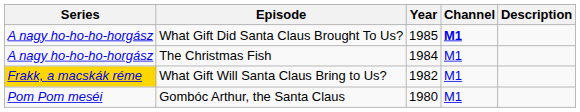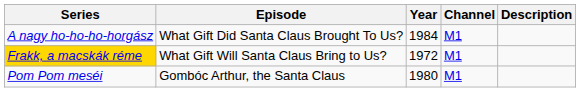(423, 35) 1985 -> (423, 35) 1984
(453, 35) bold -> (453, 35) normal
- row: (215, 55)
(423, 76) 1982 -> (423, 55) 1972
